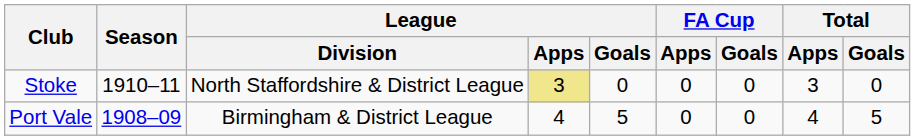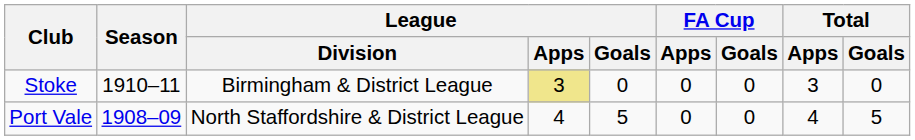(357, 85) North Staffordshire & District League -> (357, 85) Birmingham & District League
(357, 118) Birmingham & District League -> (357, 118) North Staffordshire & District League
